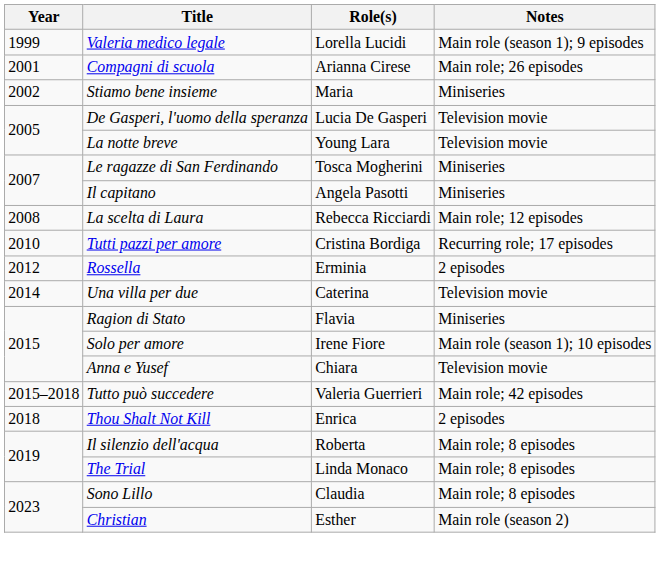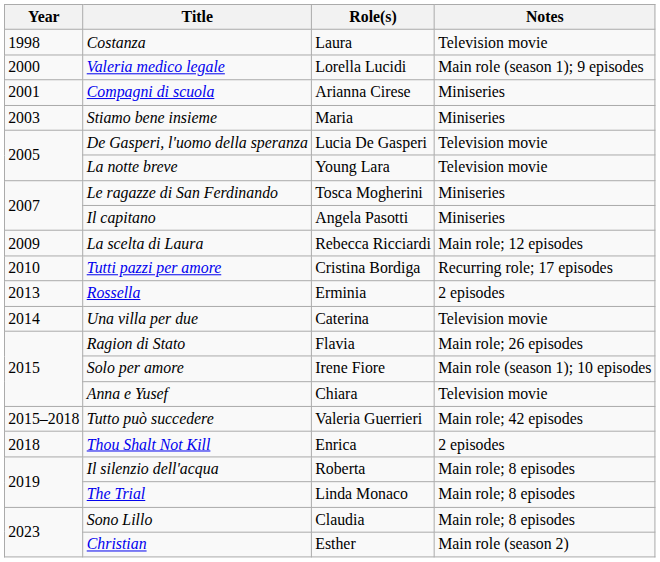+ row: (116, 42)
(24, 42) 1999 -> (24, 67) 2000
(511, 67) Main role; 26 episodes -> (472, 92) Miniseries
(24, 92) 2002 -> (24, 117) 2003
(24, 218) 2008 -> (24, 243) 2009
(24, 268) 2012 -> (24, 293) 2013
(472, 318) Miniseries -> (511, 343) Main role; 26 episodes
